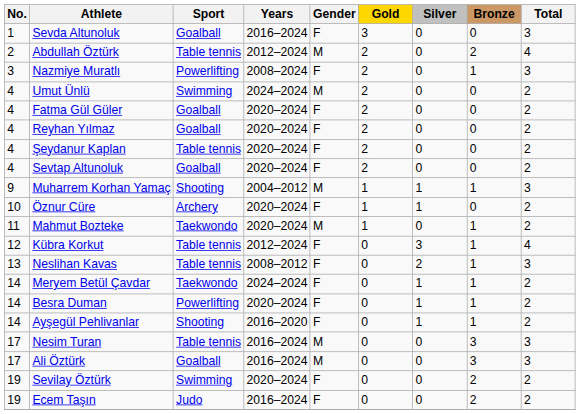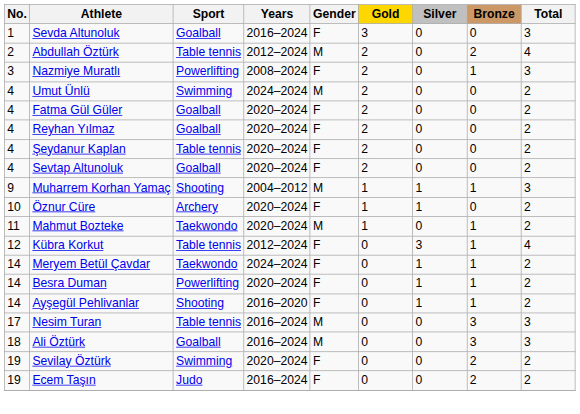- row: (75, 264)
(14, 361) 17 -> (14, 341) 18
